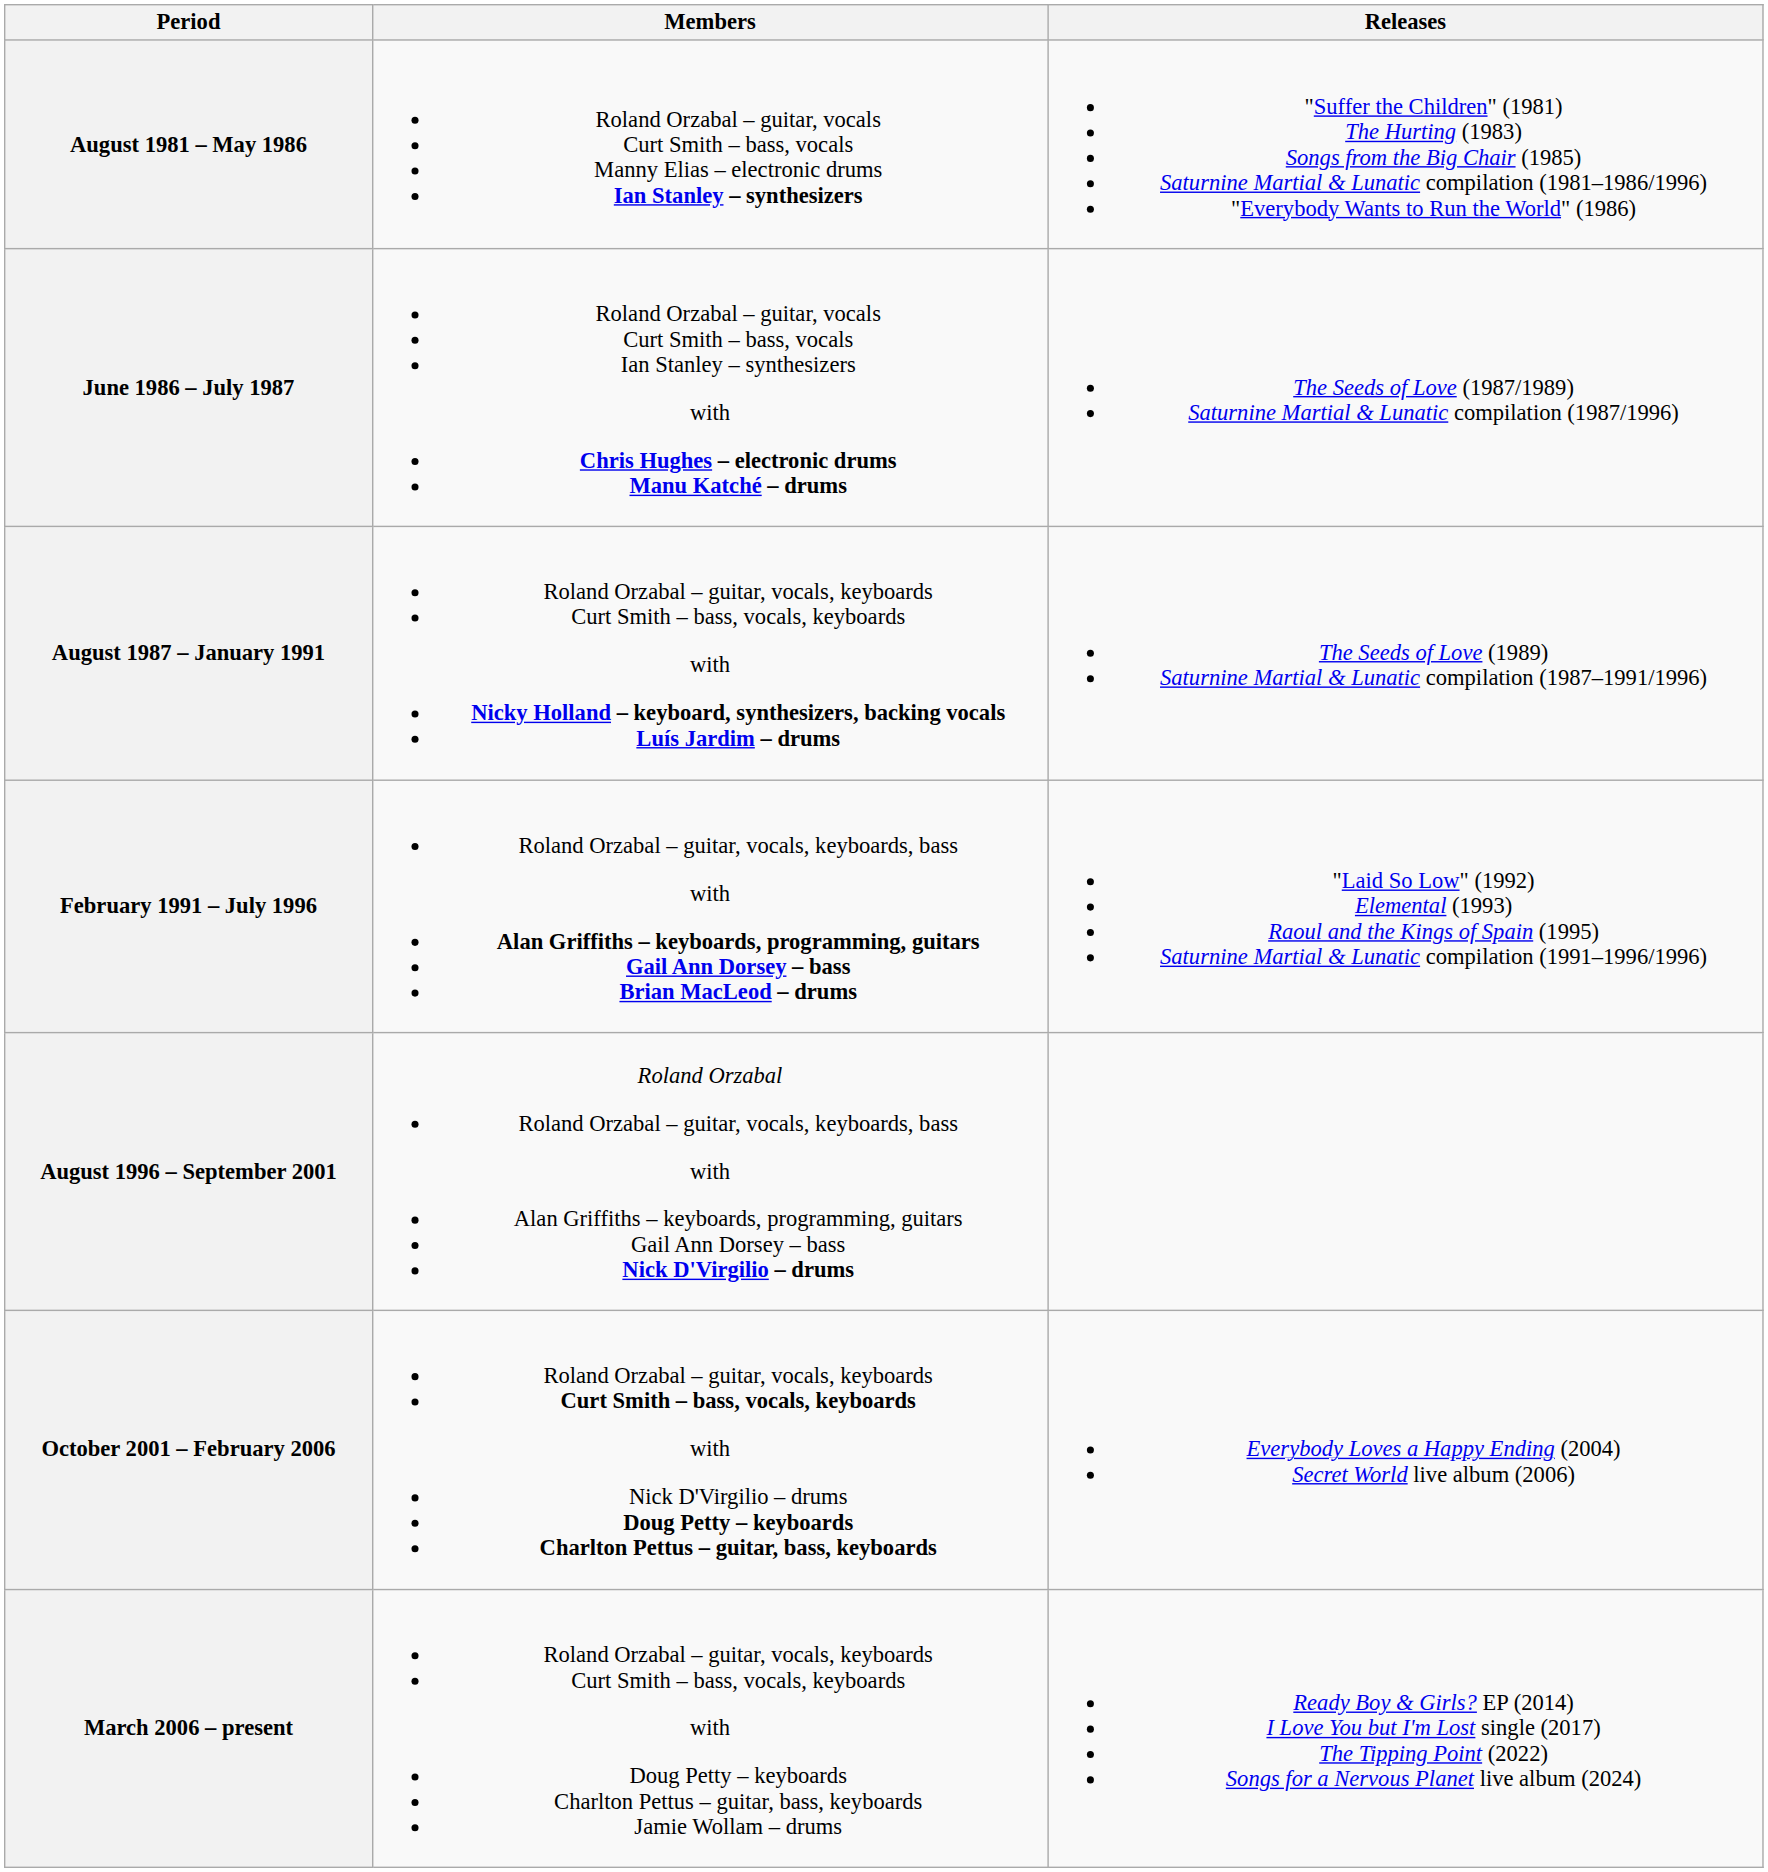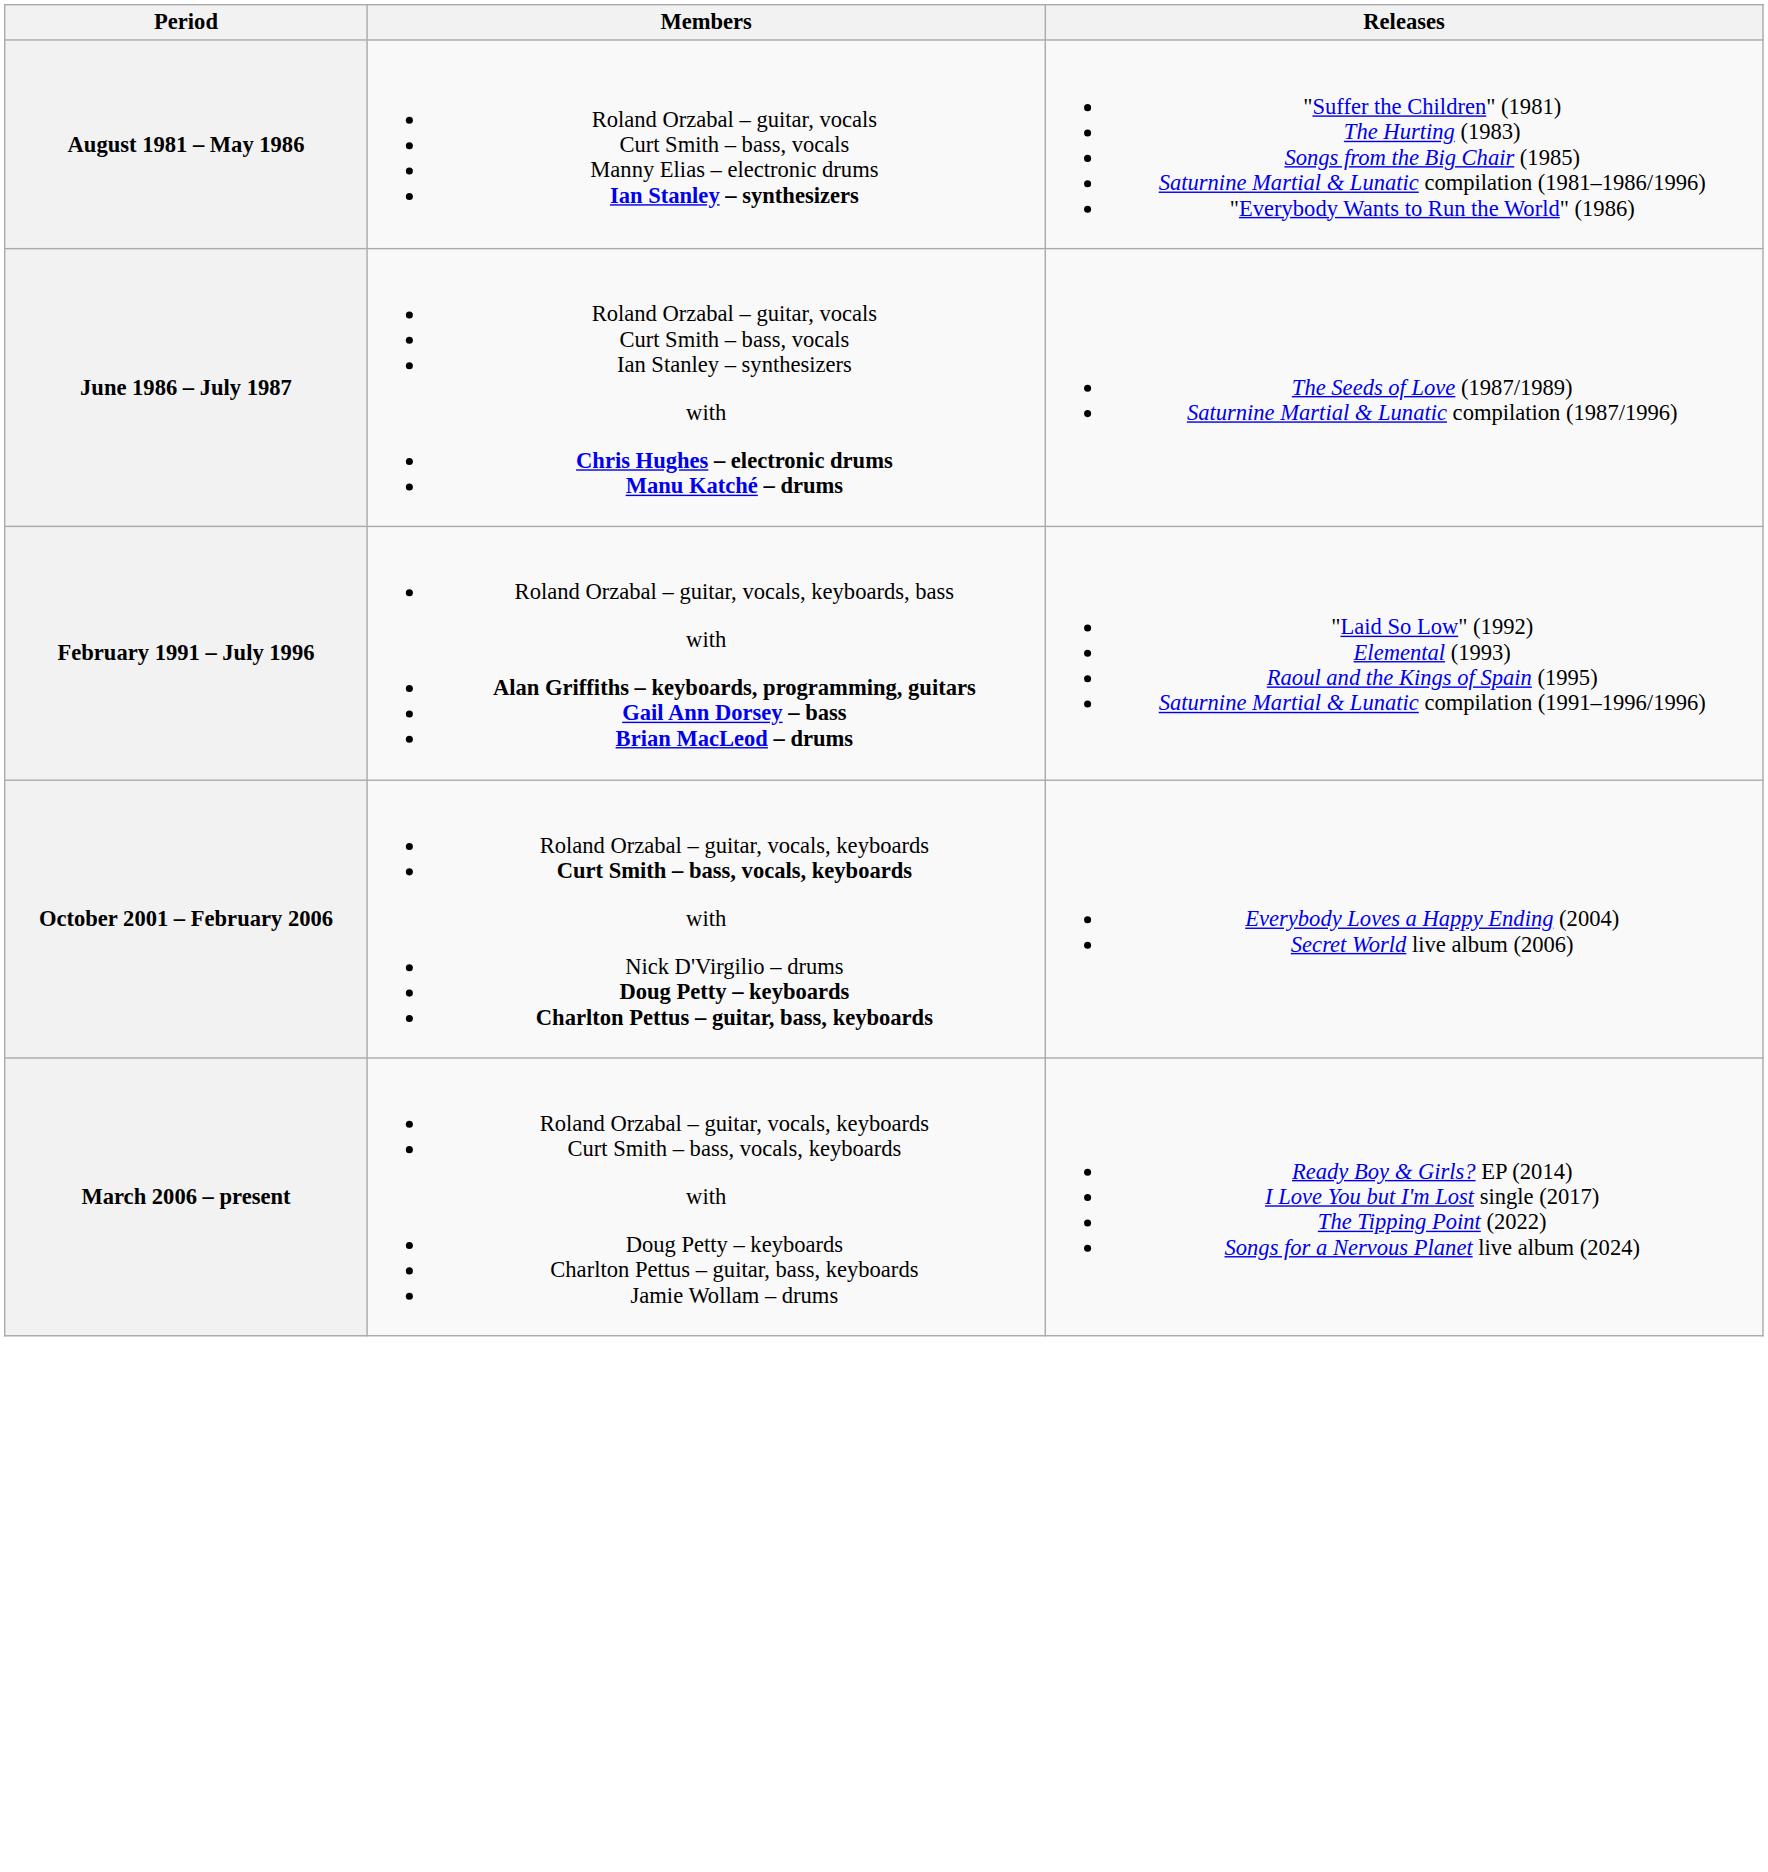- row: (188, 652)
- row: (188, 1171)
